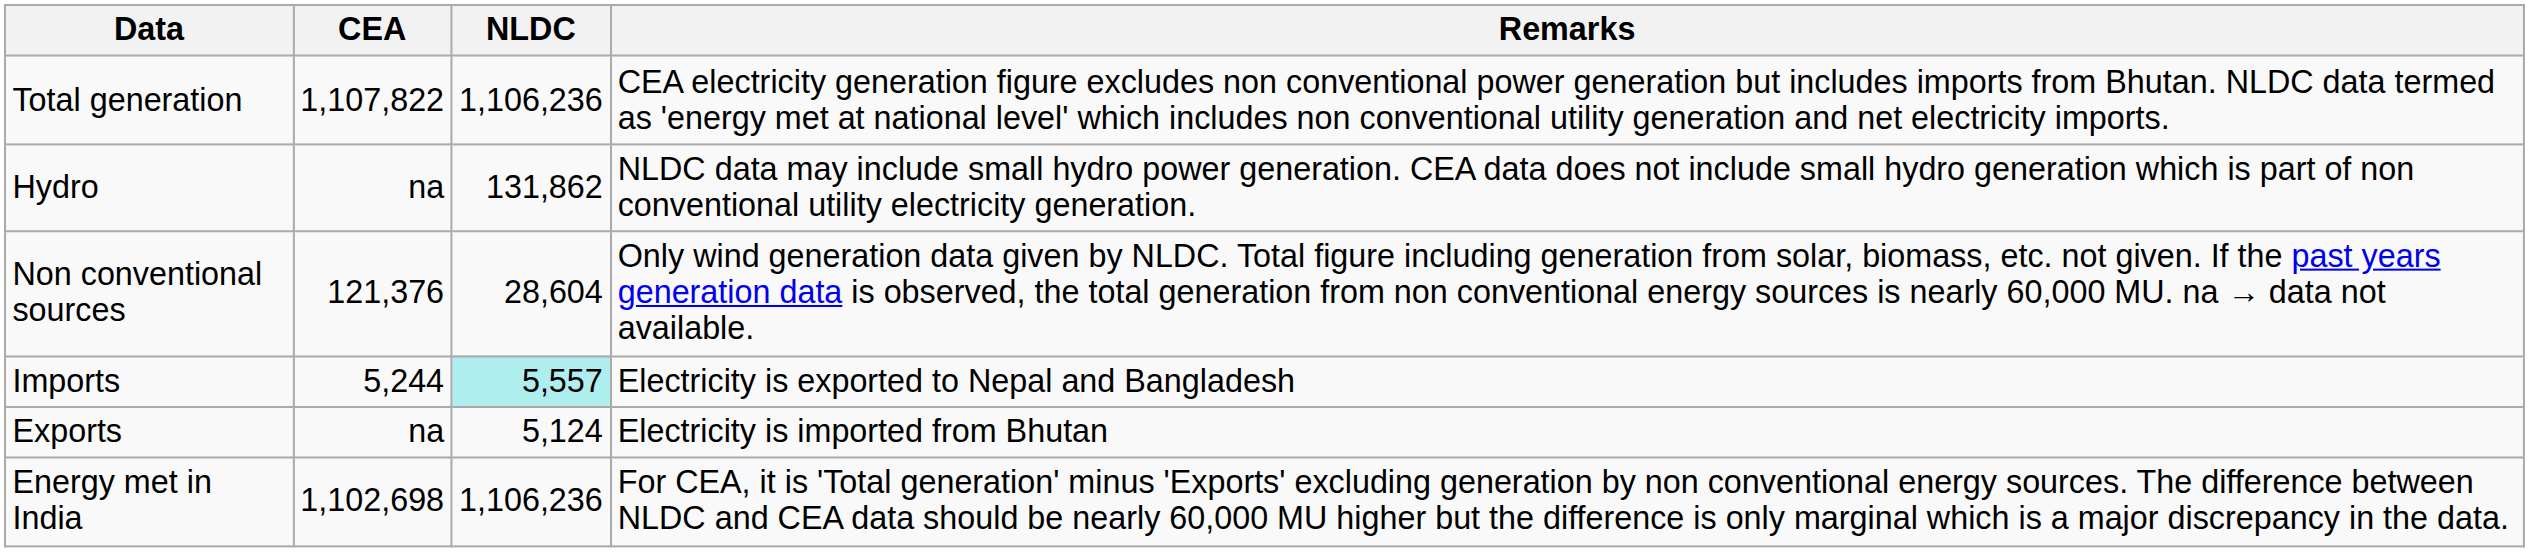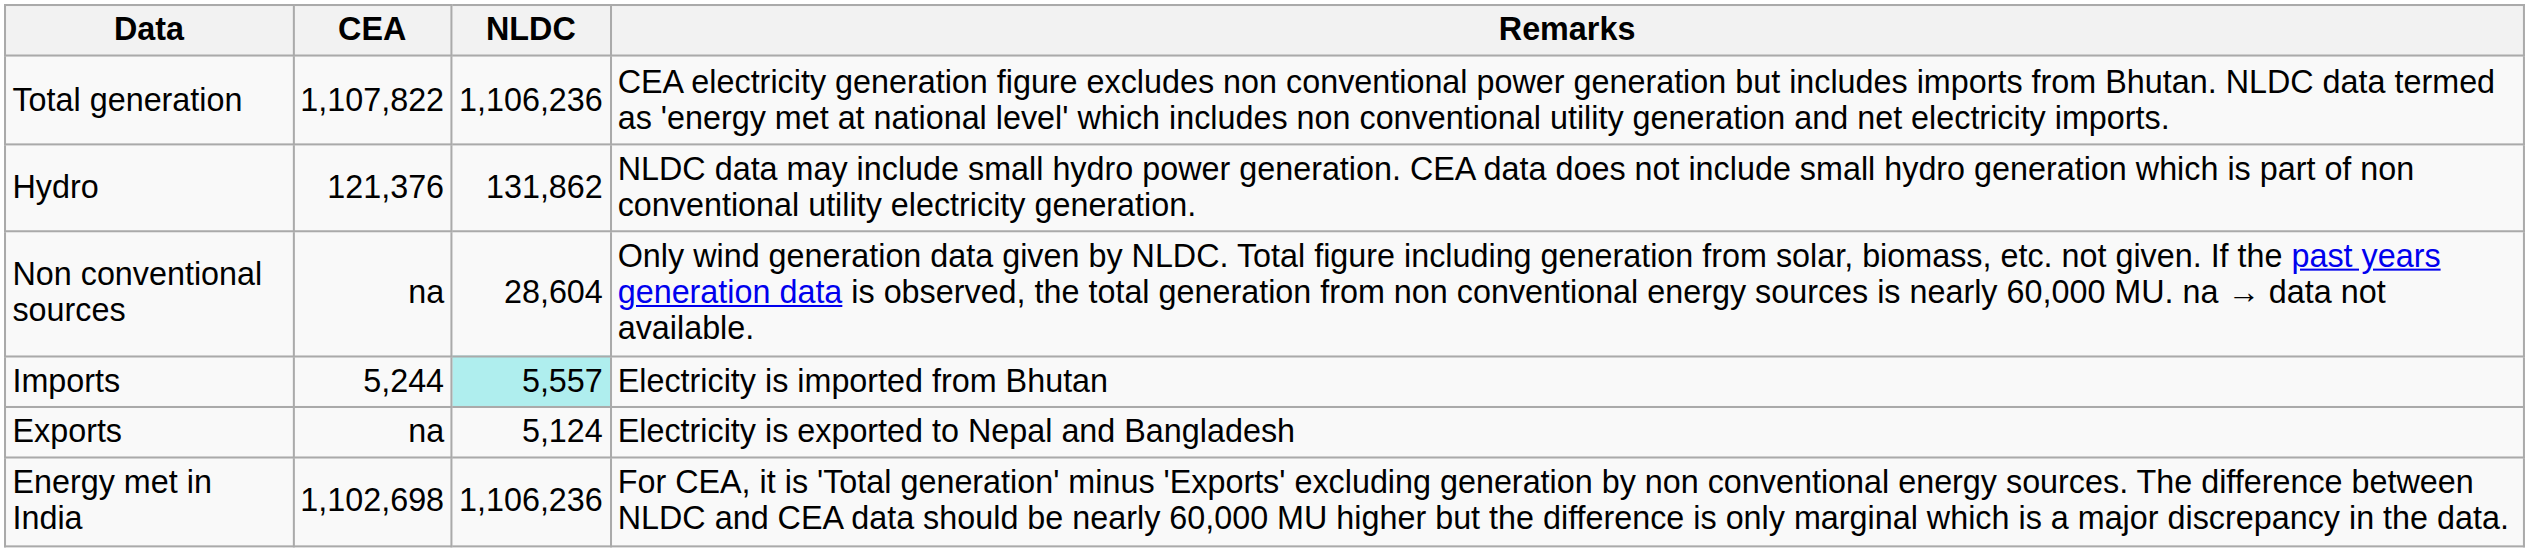(426, 187) na -> (386, 187) 121,376
(386, 292) 121,376 -> (426, 292) na
(956, 380) Electricity is exported to Nepal and Bangladesh -> (863, 380) Electricity is imported from Bhutan
(863, 431) Electricity is imported from Bhutan -> (956, 431) Electricity is exported to Nepal and Bangladesh
